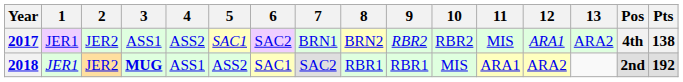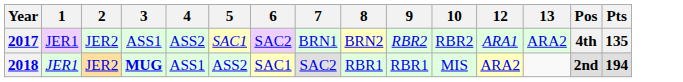- column: (500, 16)
(663, 40) 138 -> (617, 40) 135
(663, 64) 192 -> (617, 64) 194
